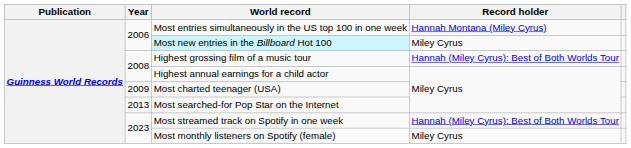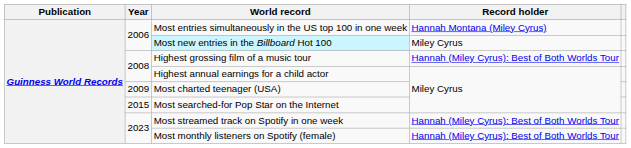(138, 105) 2013 -> (138, 105) 2015
(437, 136) Miley Cyrus -> (515, 136) Hannah (Miley Cyrus): Best of Both Worlds Tour
